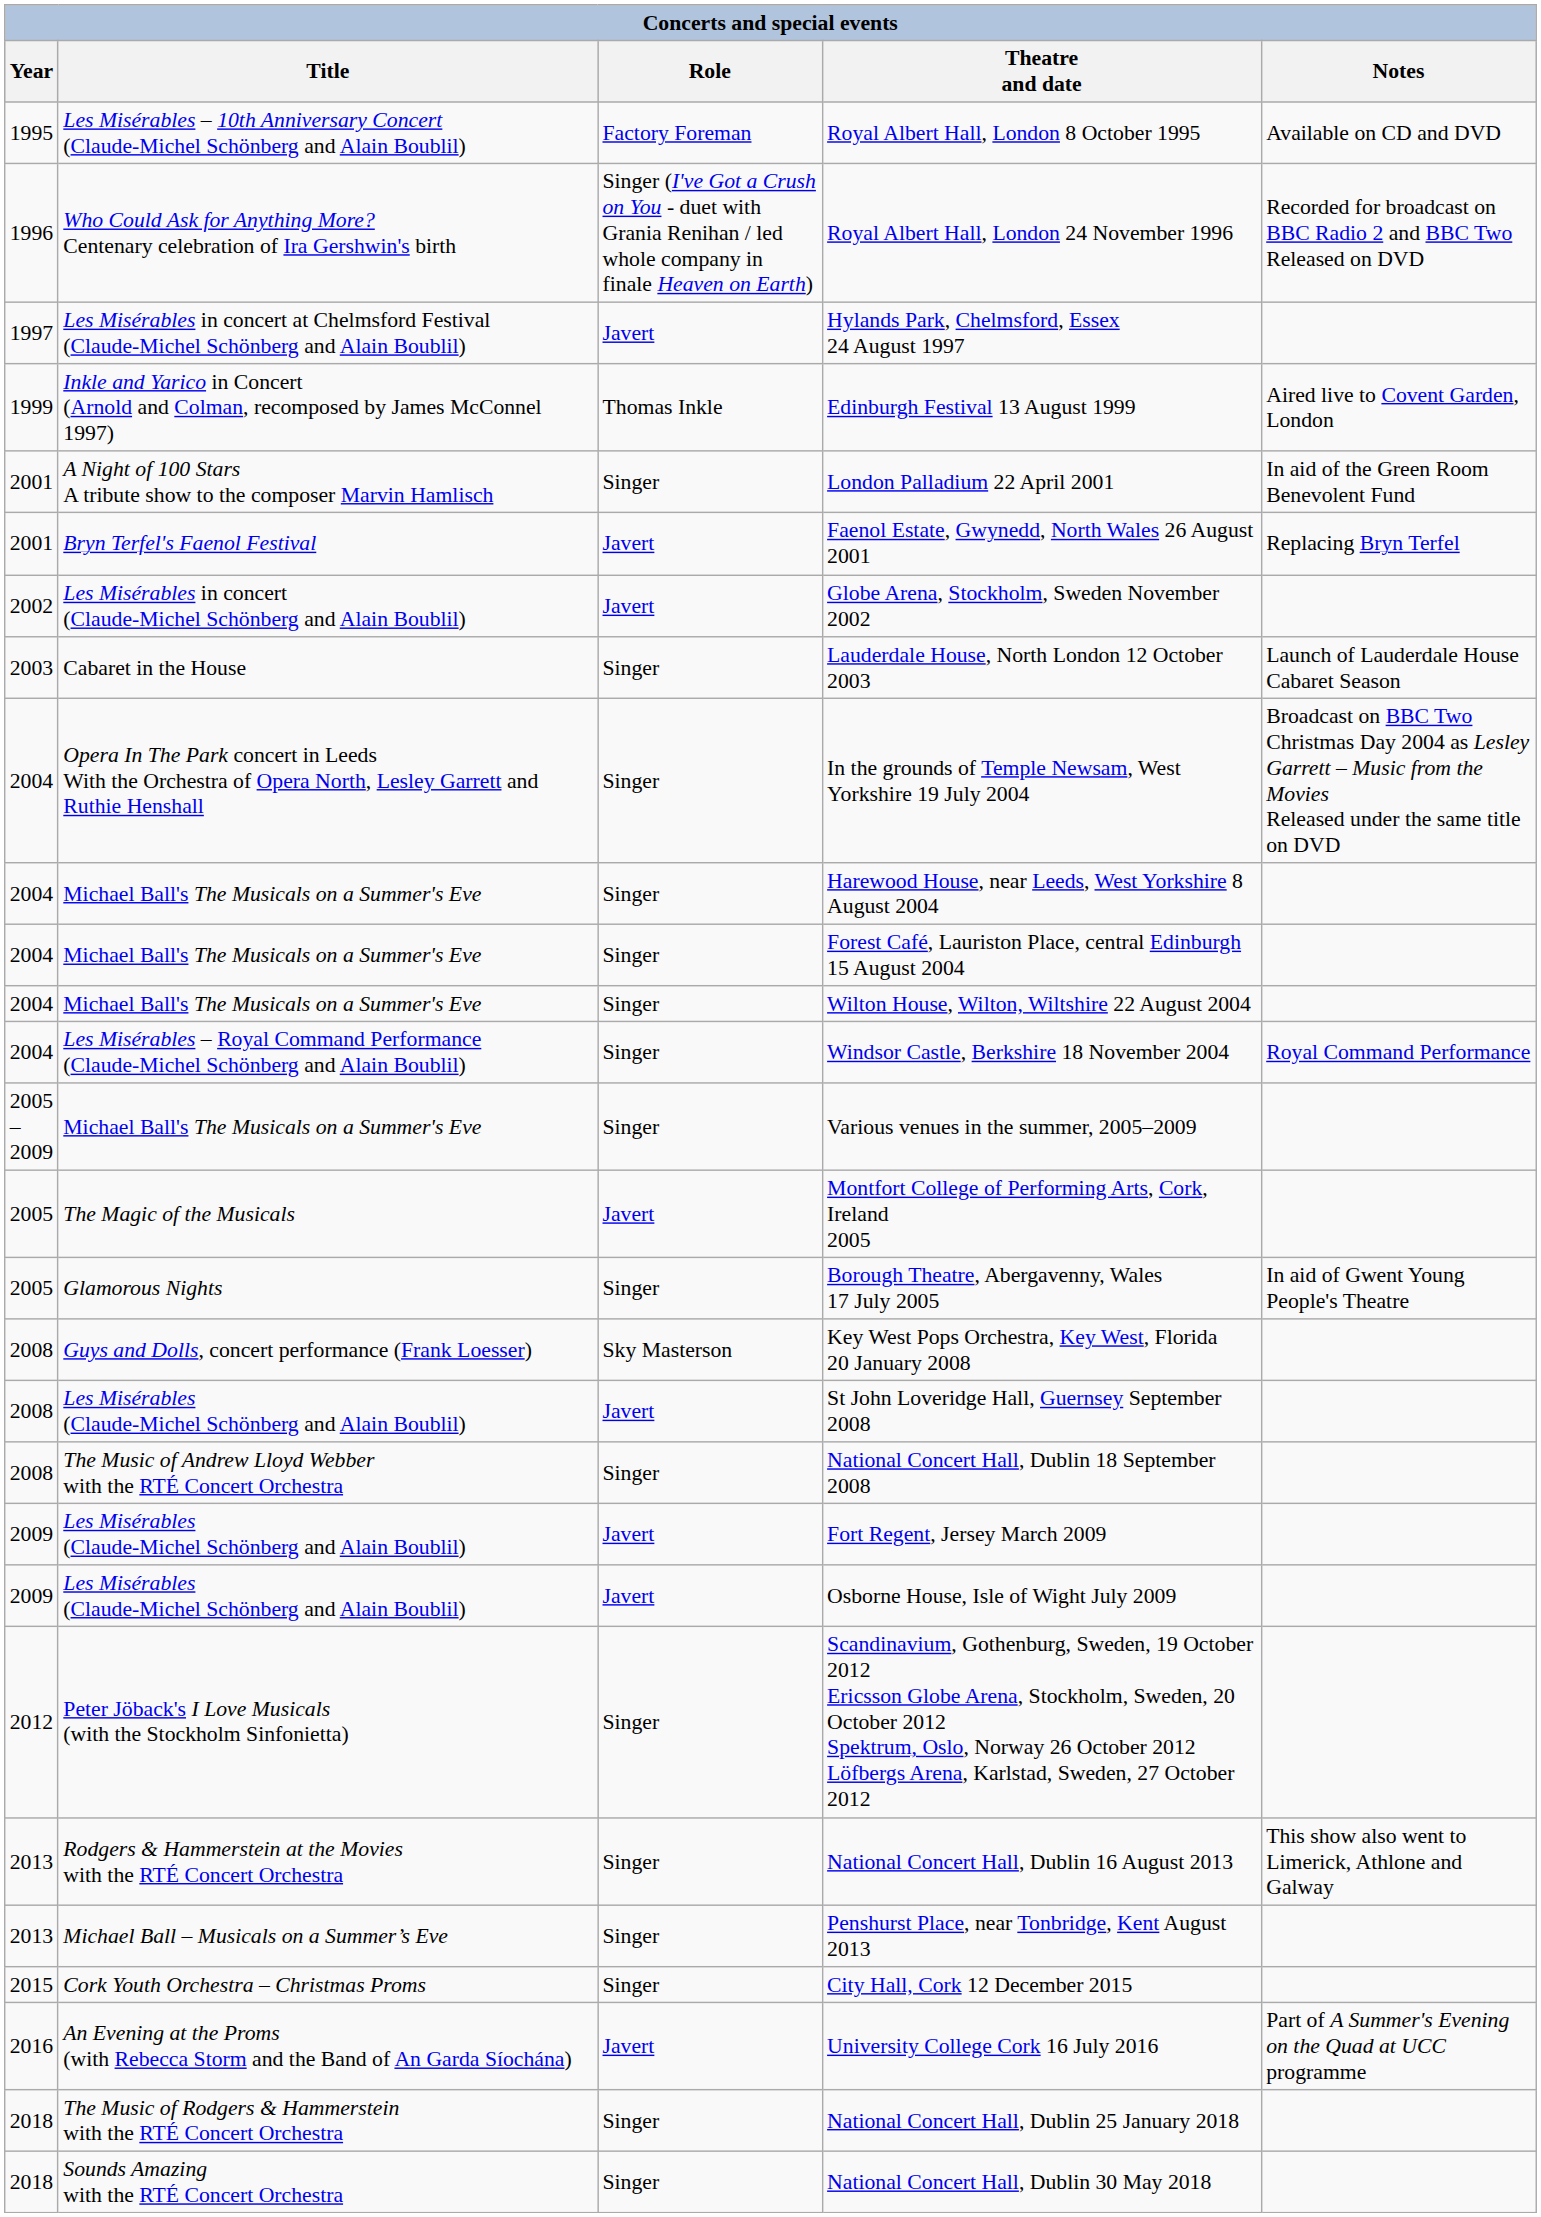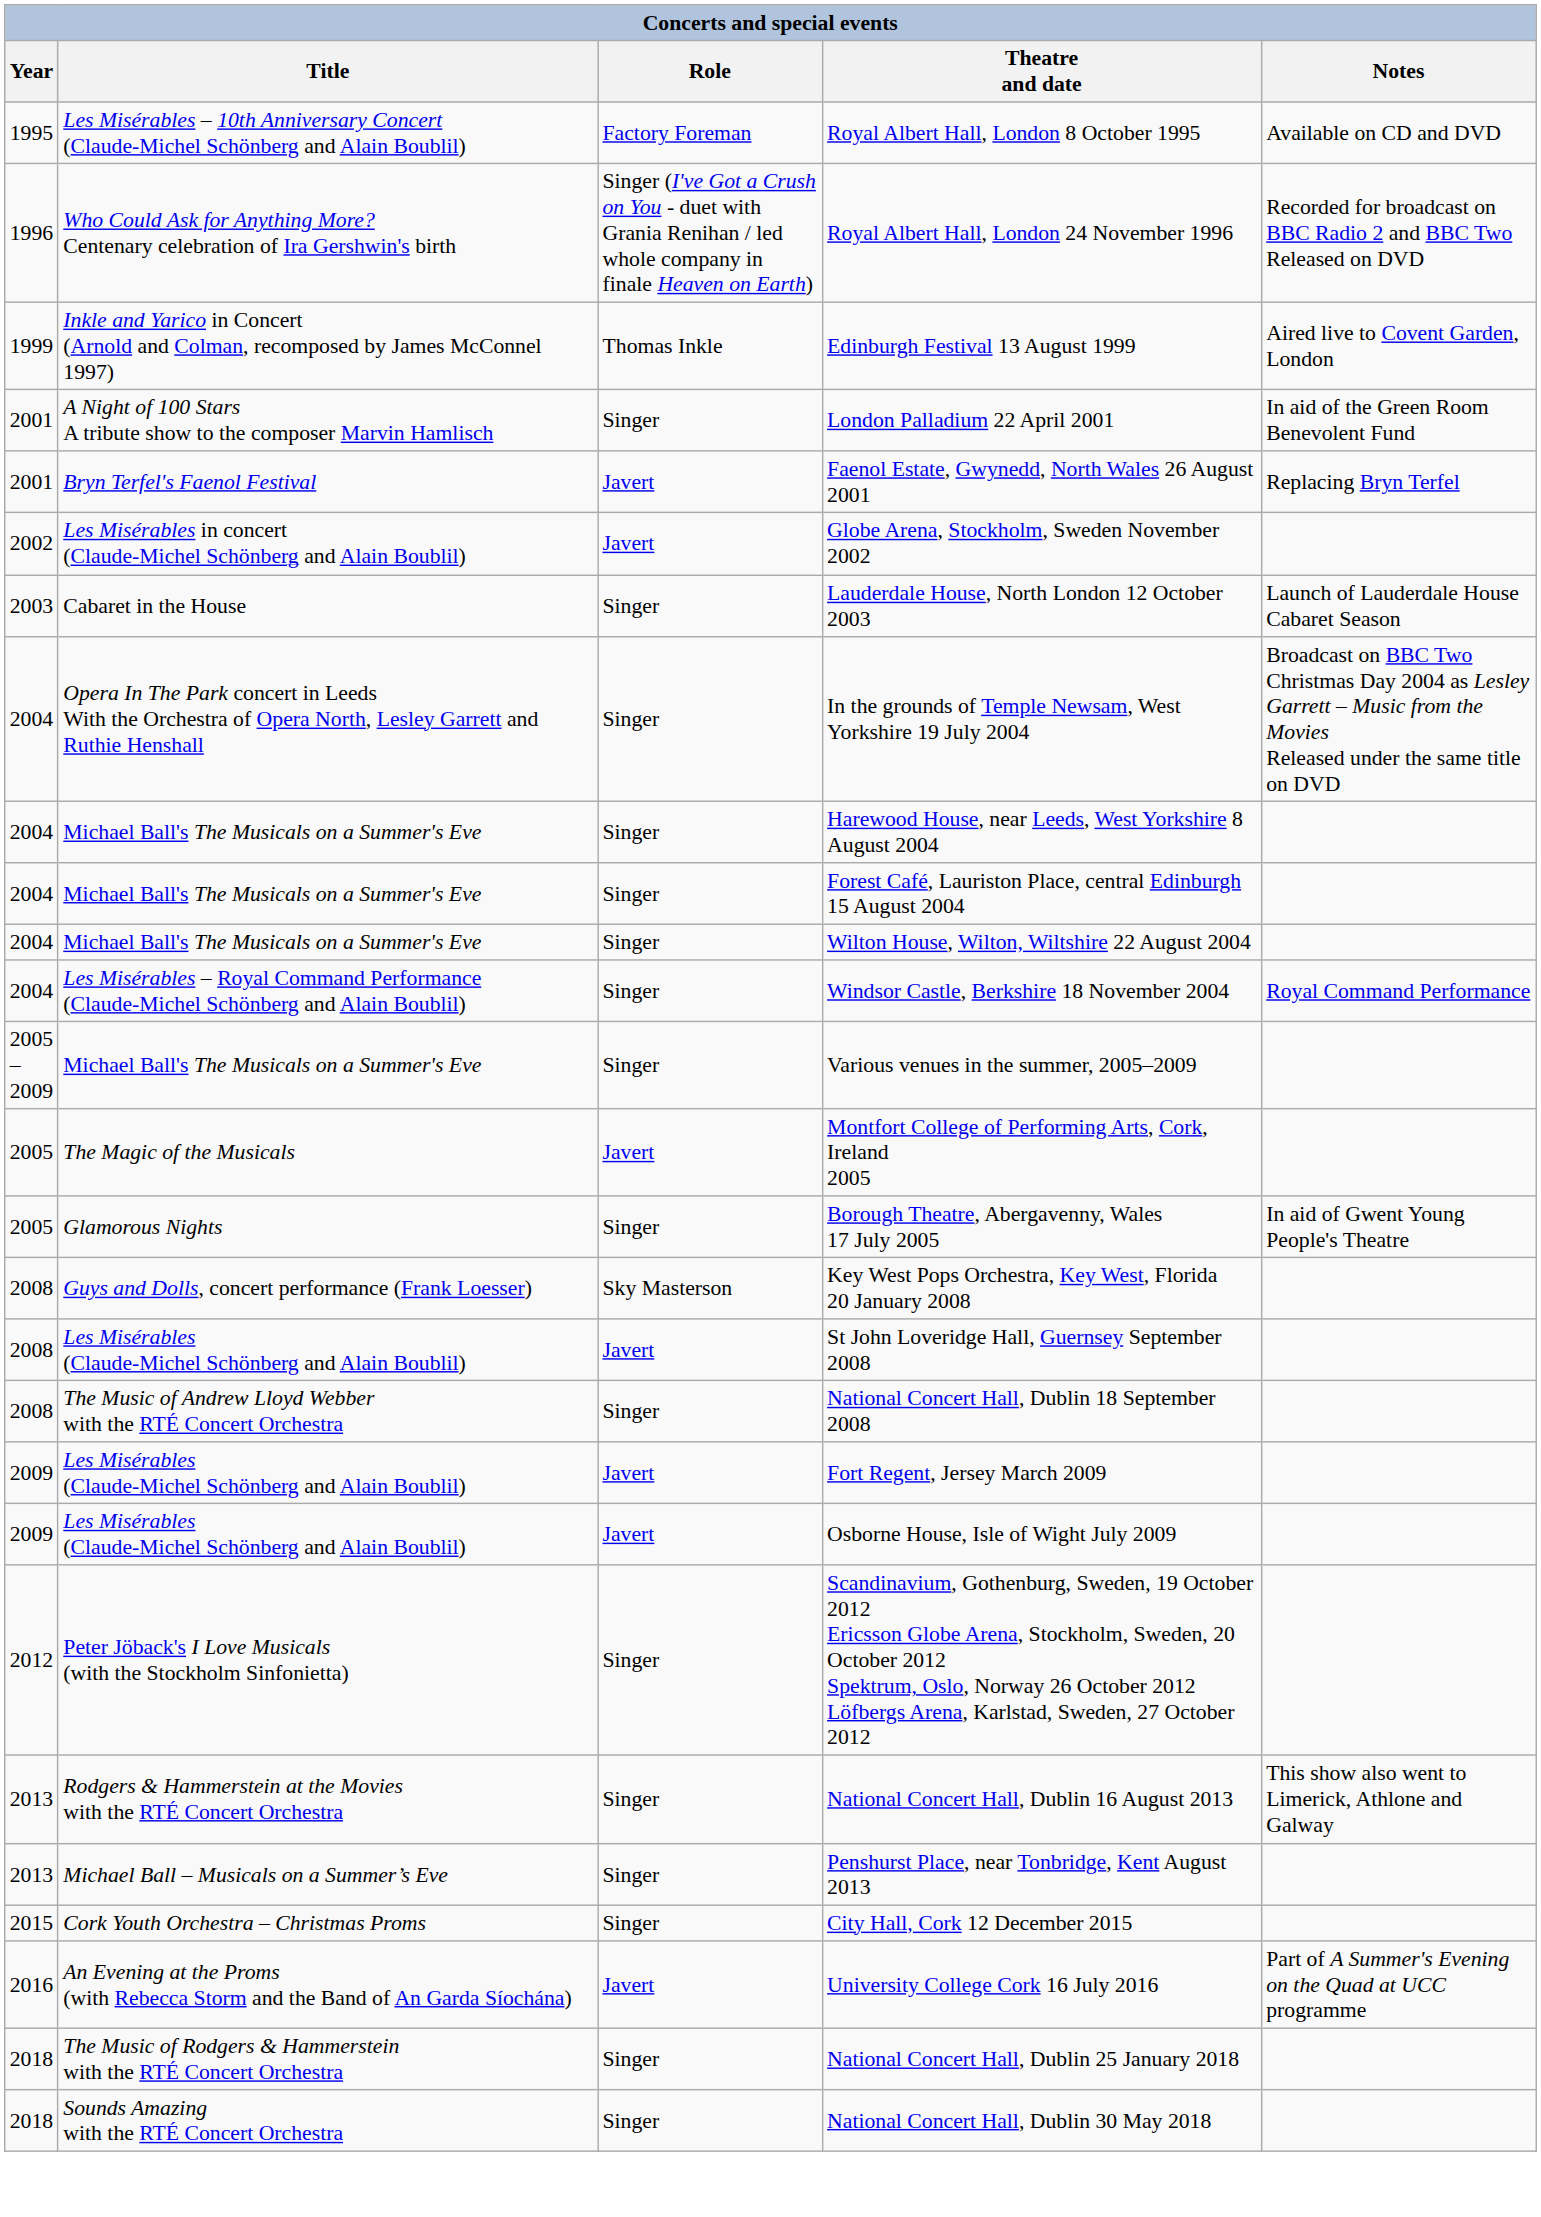- row: (973, 333)
